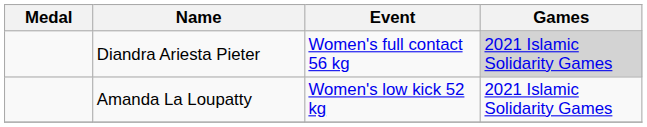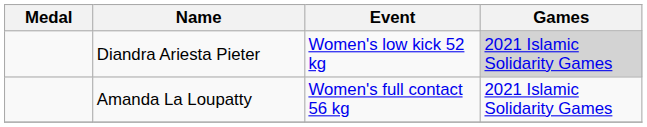(385, 53) Women's full contact 56 kg -> (386, 53) Women's low kick 52 kg
(386, 99) Women's low kick 52 kg -> (385, 99) Women's full contact 56 kg
